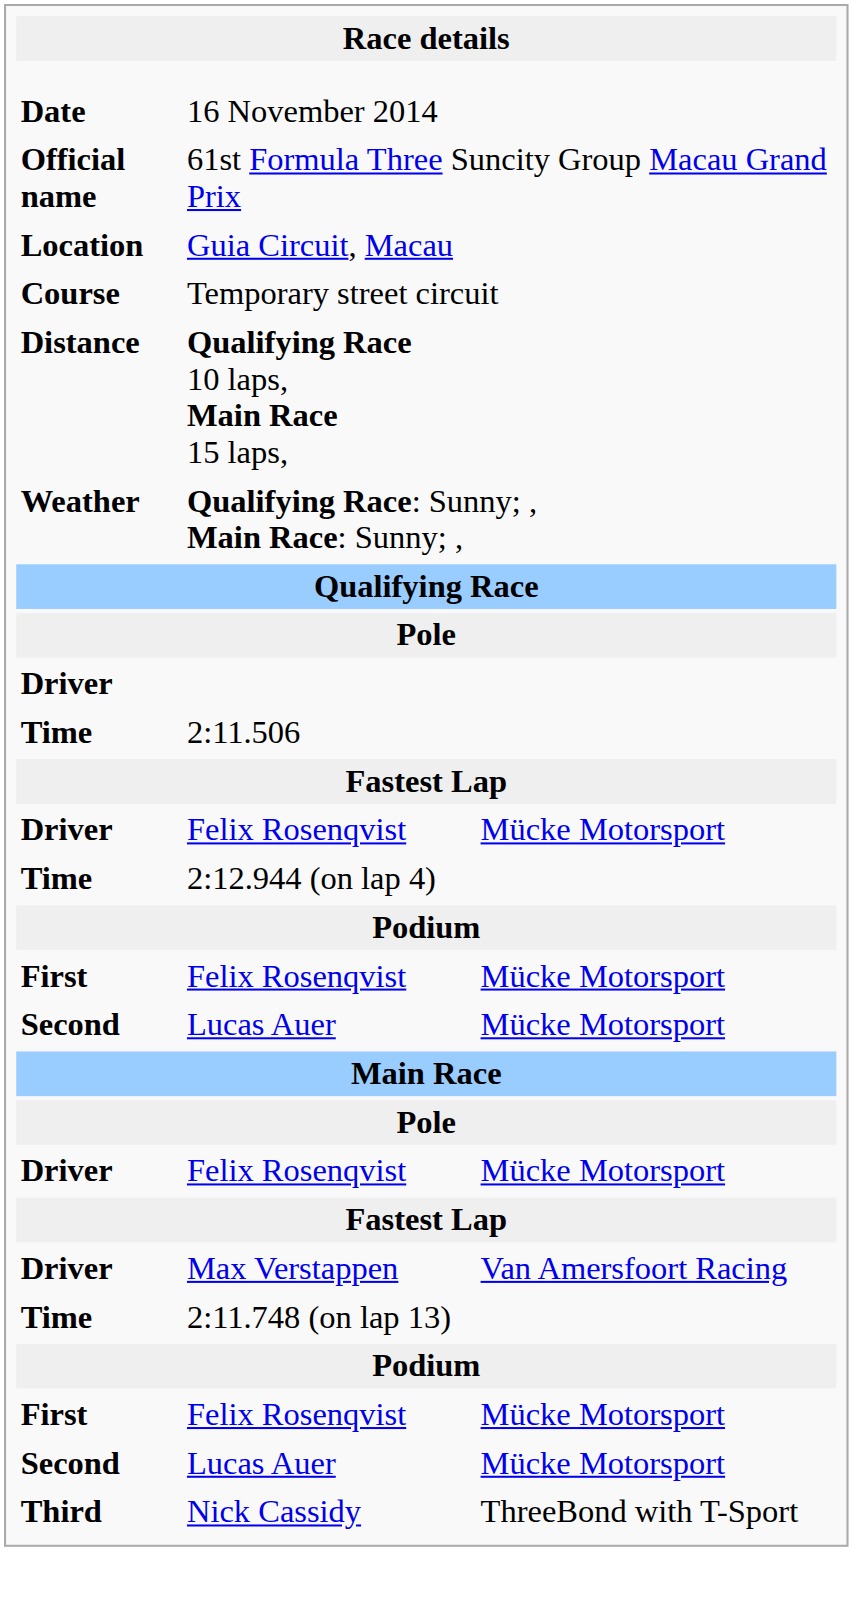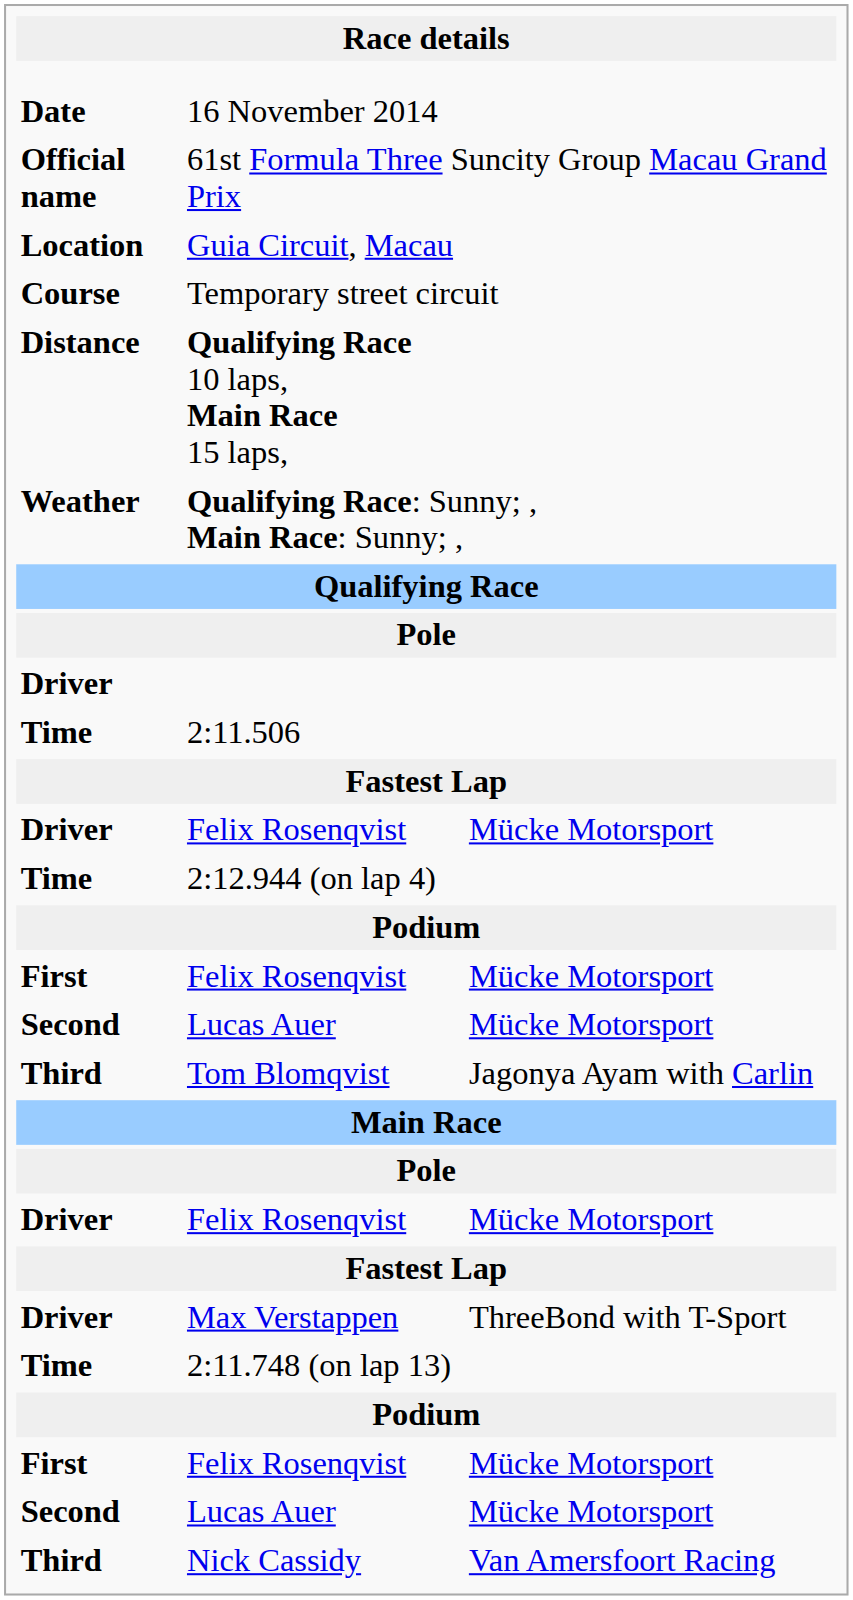+ row: (61, 1073)
(634, 1268) Van Amersfoort Racing -> (628, 1317) ThreeBond with T-Sport
(639, 1512) ThreeBond with T-Sport -> (622, 1560) Van Amersfoort Racing
